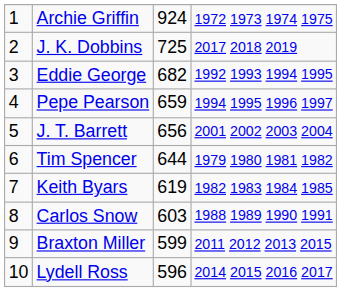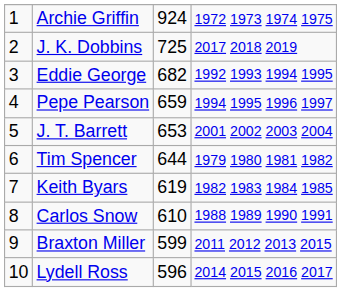(172, 131) 656 -> (172, 131) 653
(172, 215) 603 -> (172, 215) 610
